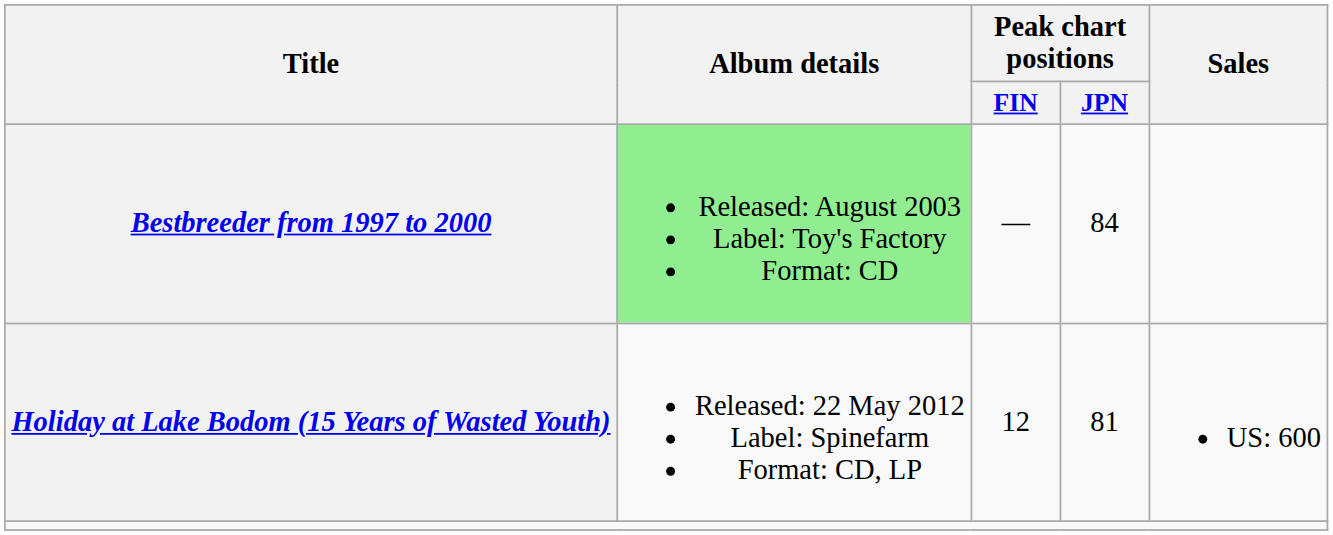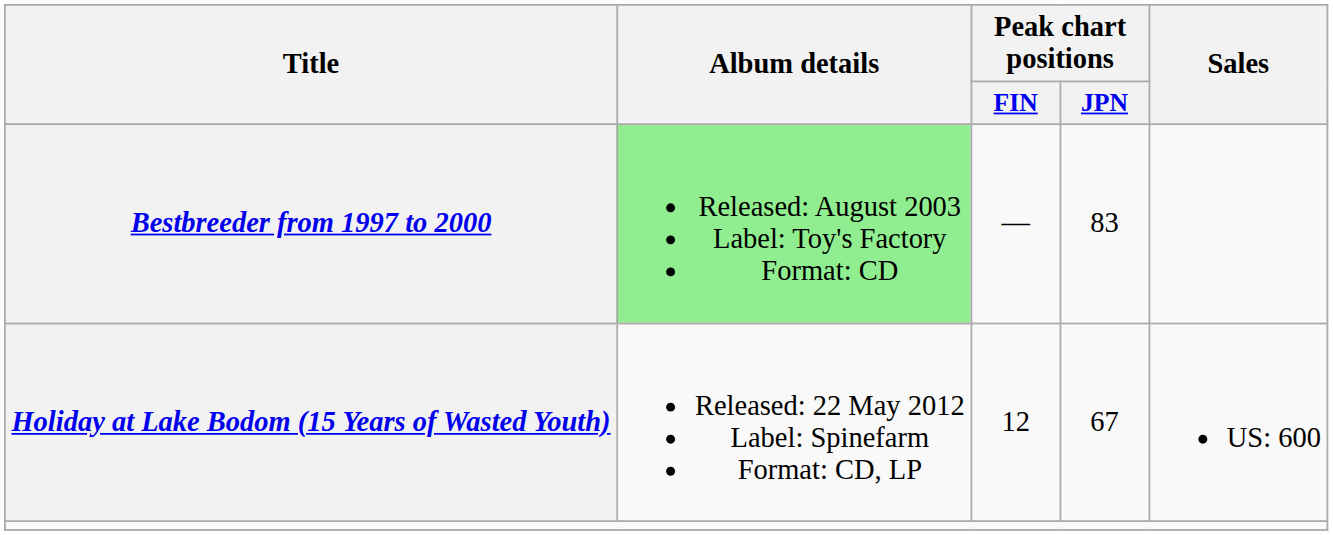(1105, 223) 84 -> (1105, 223) 83
(1105, 421) 81 -> (1105, 421) 67
